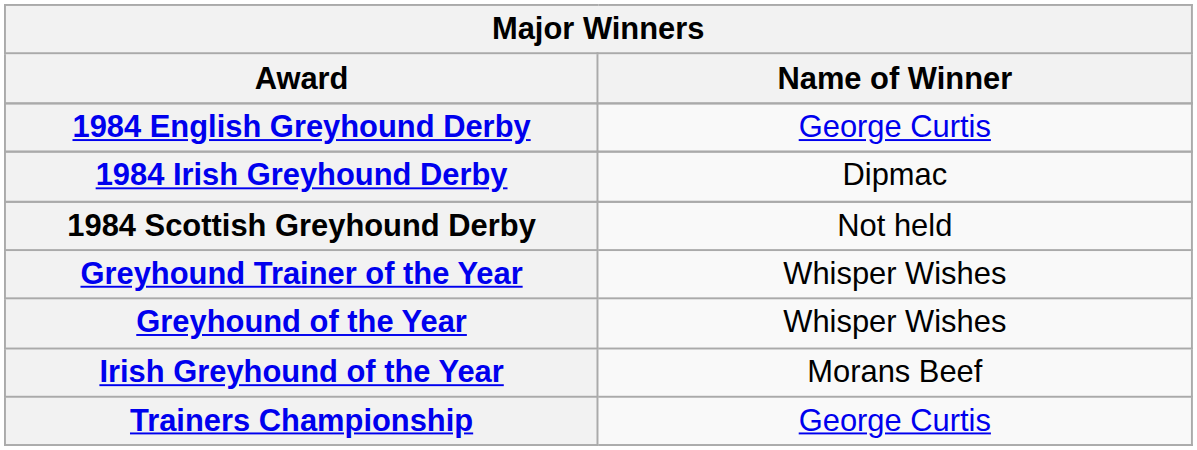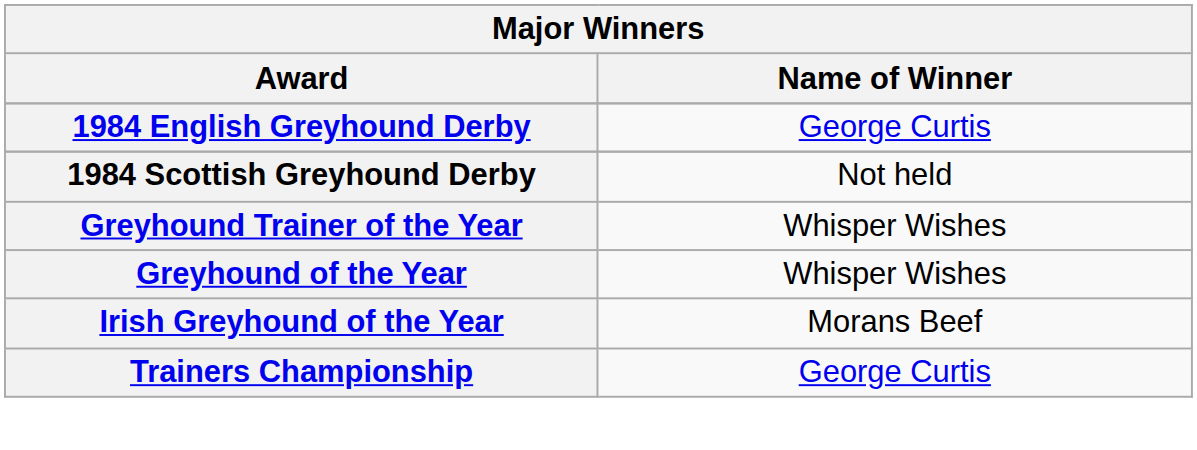- row: (302, 175)
